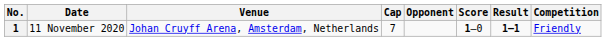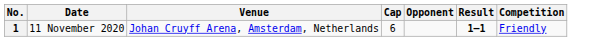- column: (473, 12)
(393, 29) 7 -> (393, 29) 6
